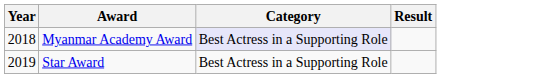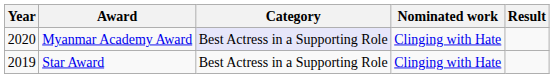+ column: (448, 16)
(22, 39) 2018 -> (22, 39) 2020
